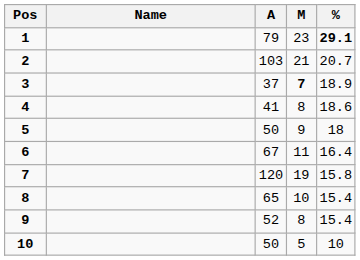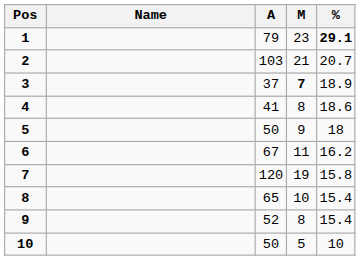(336, 152) 16.4 -> (336, 152) 16.2
